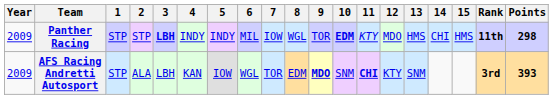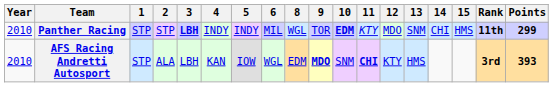- column: (273, 13)
(19, 37) 2009 -> (19, 30) 2010
(416, 37) HMS -> (416, 30) SNM
(527, 37) 298 -> (527, 30) 299
(19, 73) 2009 -> (19, 60) 2010
(416, 73) SNM -> (416, 60) HMS
